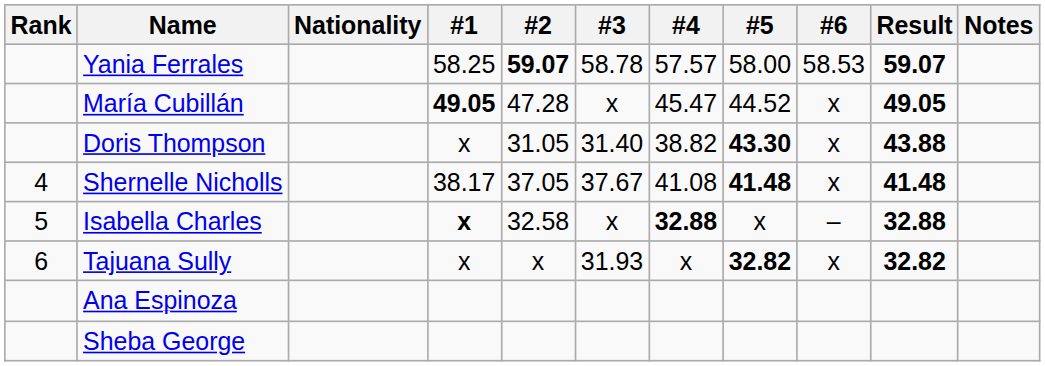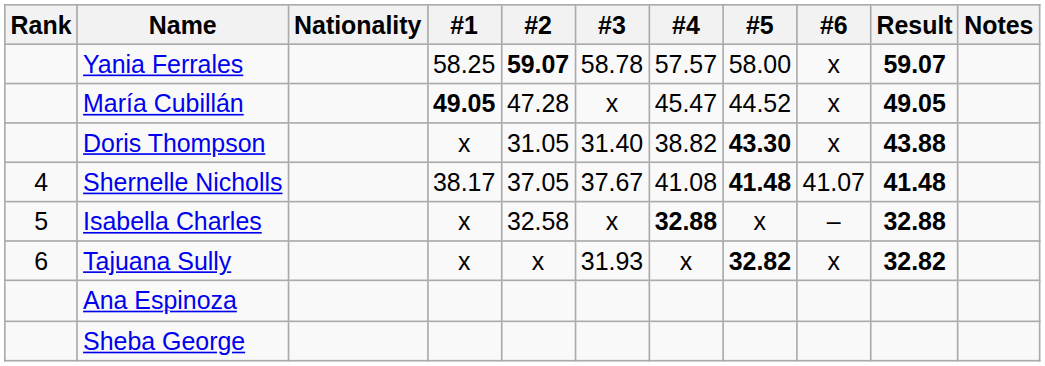(834, 64) 58.53 -> (834, 64) x
(834, 183) x -> (834, 183) 41.07
(464, 222) bold -> (464, 222) normal
